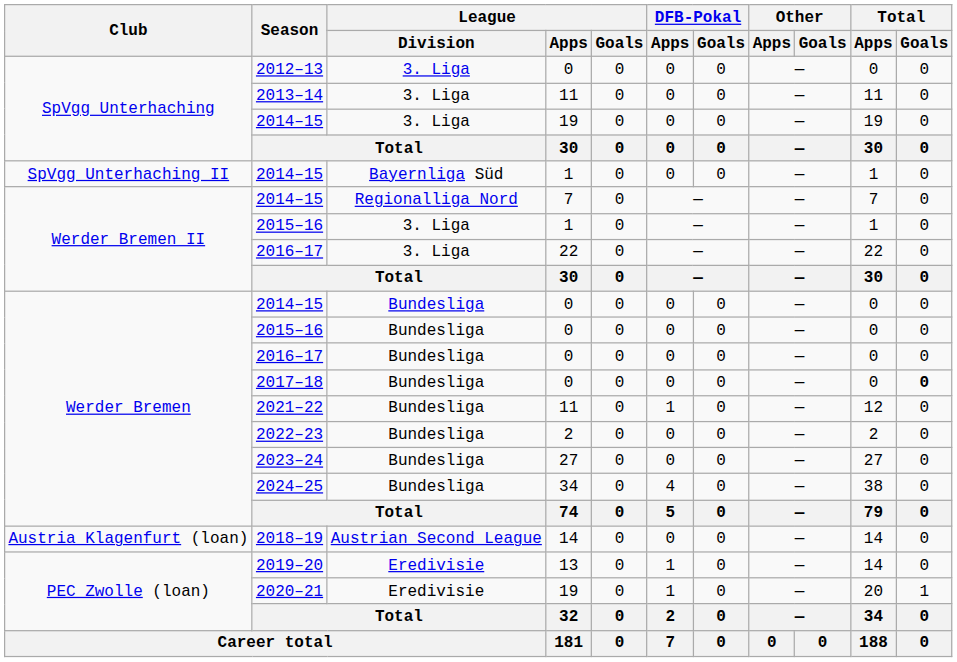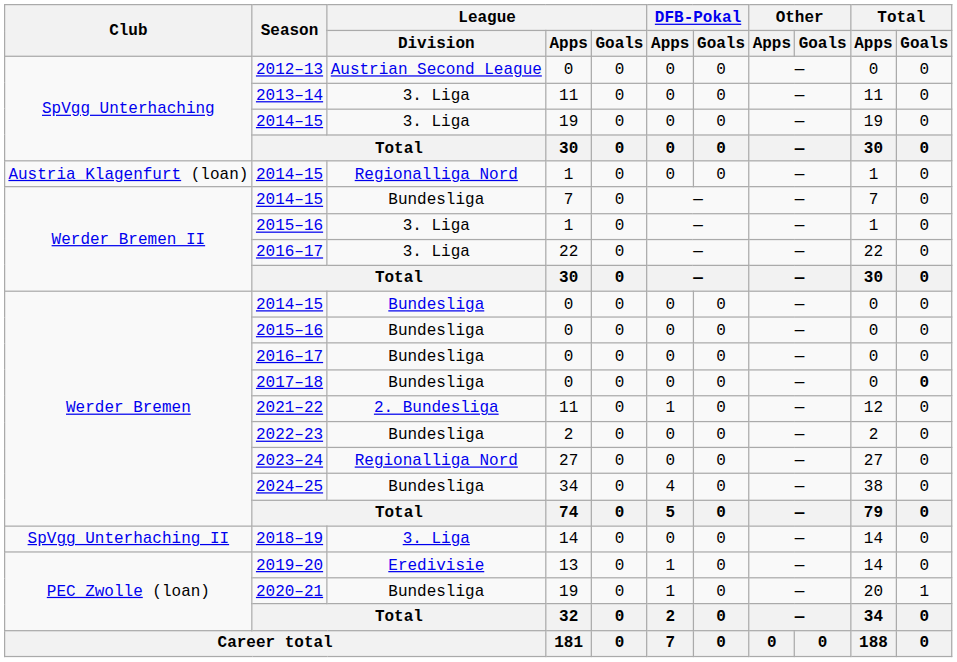(436, 70) 3. Liga -> (436, 70) Austrian Second League
(128, 174) SpVgg Unterhaching II -> (128, 174) Austria Klagenfurt (loan)
(436, 174) Bayernliga Süd -> (436, 174) Regionalliga Nord
(436, 200) Regionalliga Nord -> (436, 200) Bundesliga
(436, 409) Bundesliga -> (436, 409) 2. Bundesliga
(436, 461) Bundesliga -> (436, 461) Regionalliga Nord
(128, 539) Austria Klagenfurt (loan) -> (128, 539) SpVgg Unterhaching II
(436, 539) Austrian Second League -> (436, 539) 3. Liga
(436, 591) Eredivisie -> (436, 591) Bundesliga
